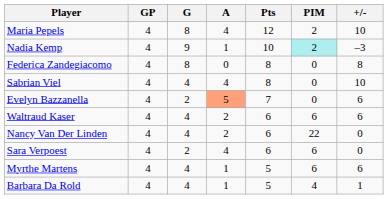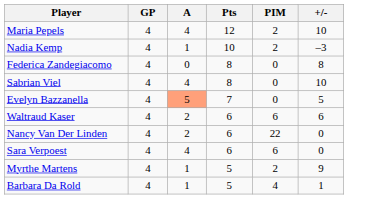- column: (187, 13)
(314, 47) paleturquoise background -> (275, 47) no background
(360, 99) 6 -> (321, 99) 5
(314, 168) 6 -> (275, 168) 2
(360, 168) 6 -> (321, 168) 9
